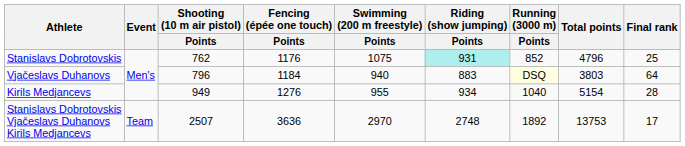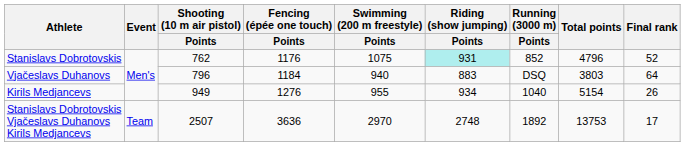(652, 58) 25 -> (652, 58) 52
(534, 76) lightyellow background -> (534, 76) no background
(652, 93) 28 -> (652, 93) 26
